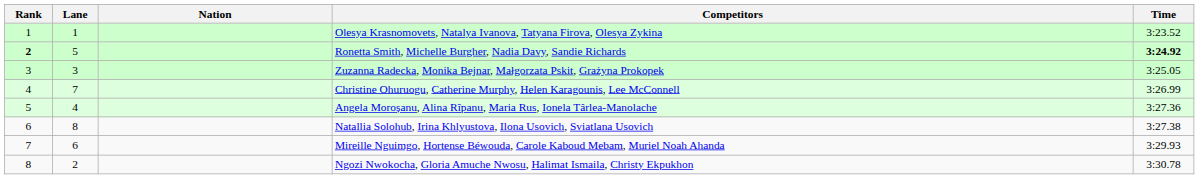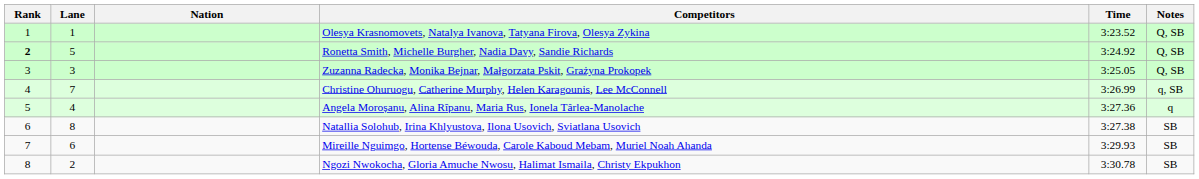+ column: (1170, 14)
(1163, 51) bold -> (1118, 51) normal
